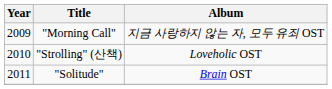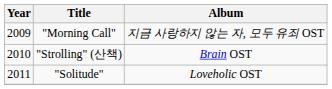(226, 54) Loveholic OST -> (226, 54) Brain OST
(226, 74) Brain OST -> (226, 74) Loveholic OST
